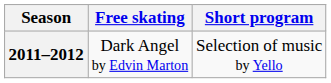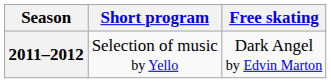columns swapped: (259, 17) <-> (140, 17)
